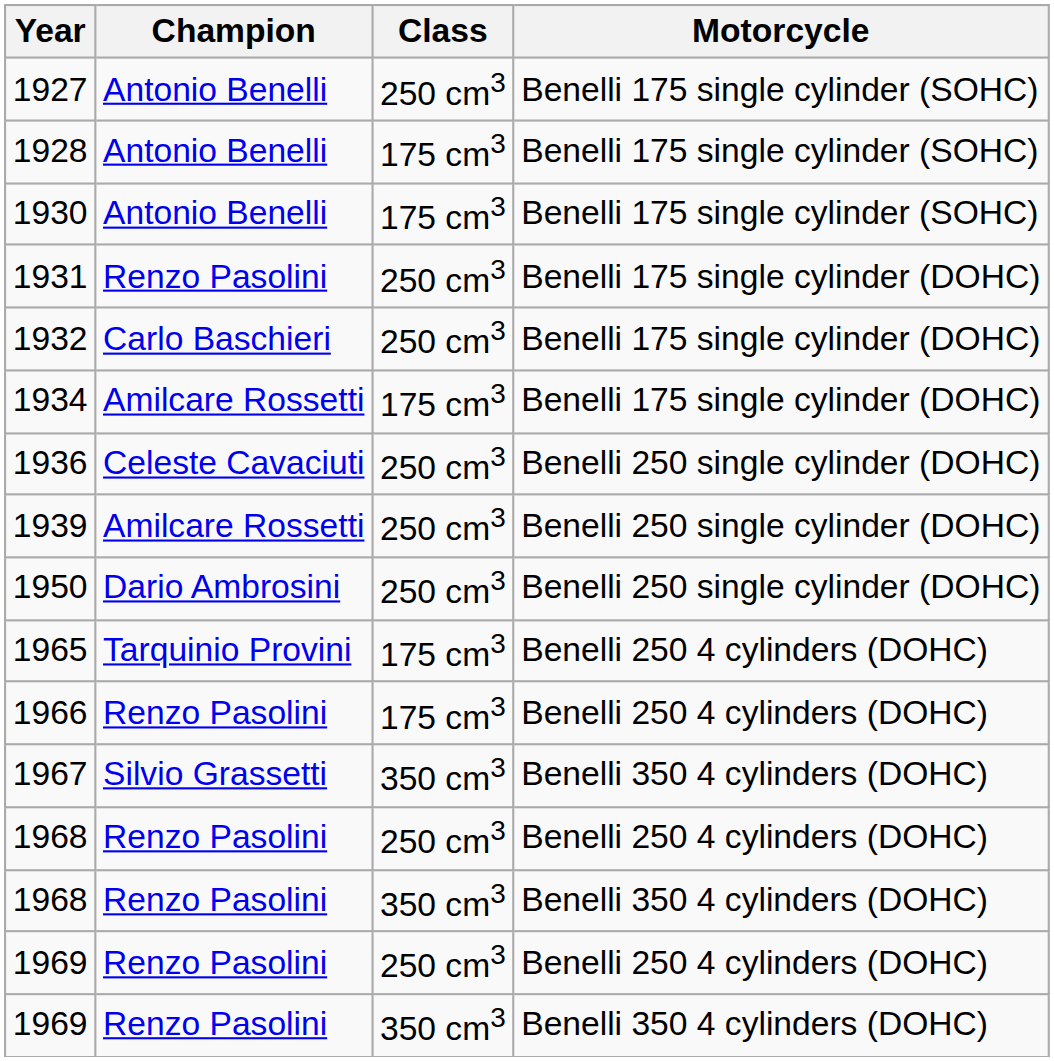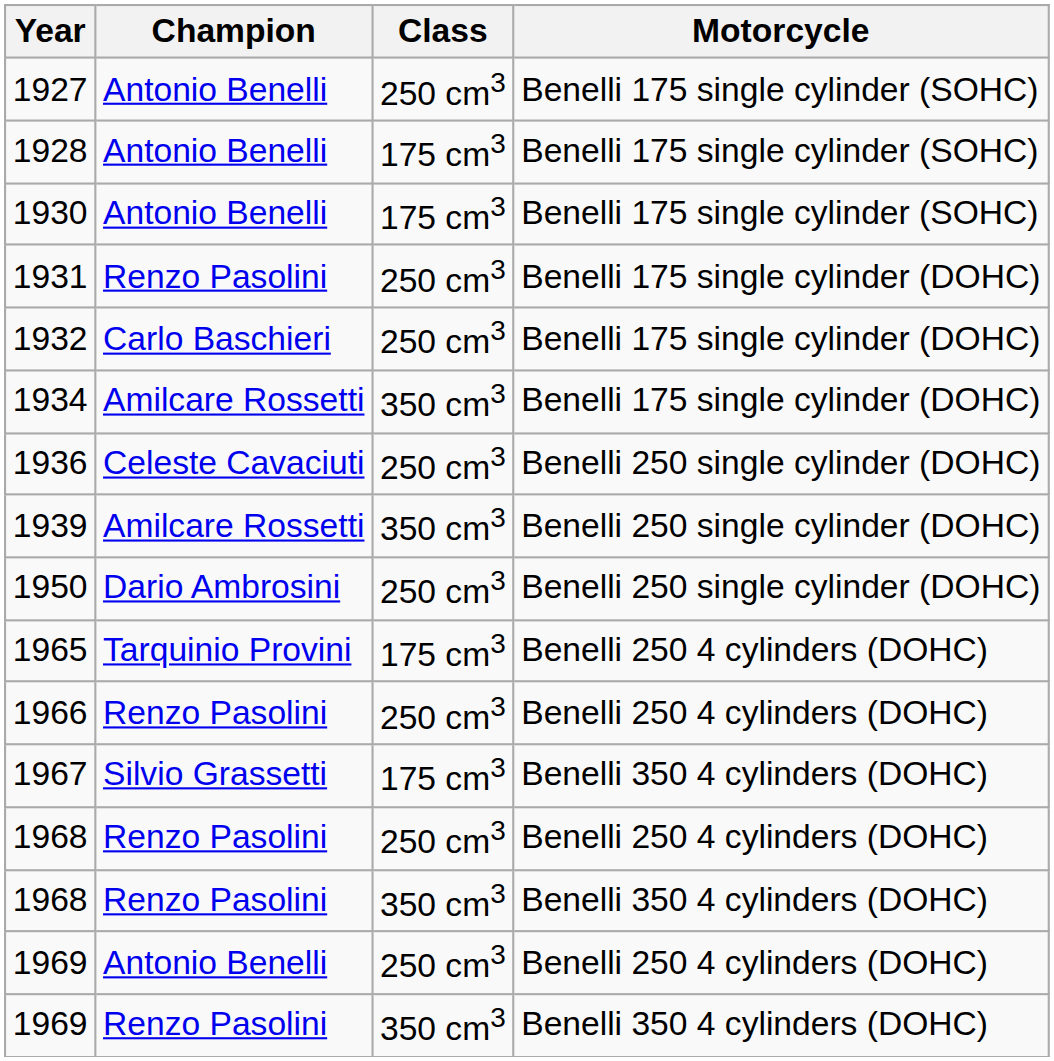(443, 400) 175 cm3 -> (443, 400) 350 cm3
(443, 525) 250 cm3 -> (443, 525) 350 cm3
(443, 712) 175 cm3 -> (443, 712) 250 cm3
(443, 775) 350 cm3 -> (443, 775) 175 cm3
(215, 962) Renzo Pasolini -> (215, 962) Antonio Benelli
